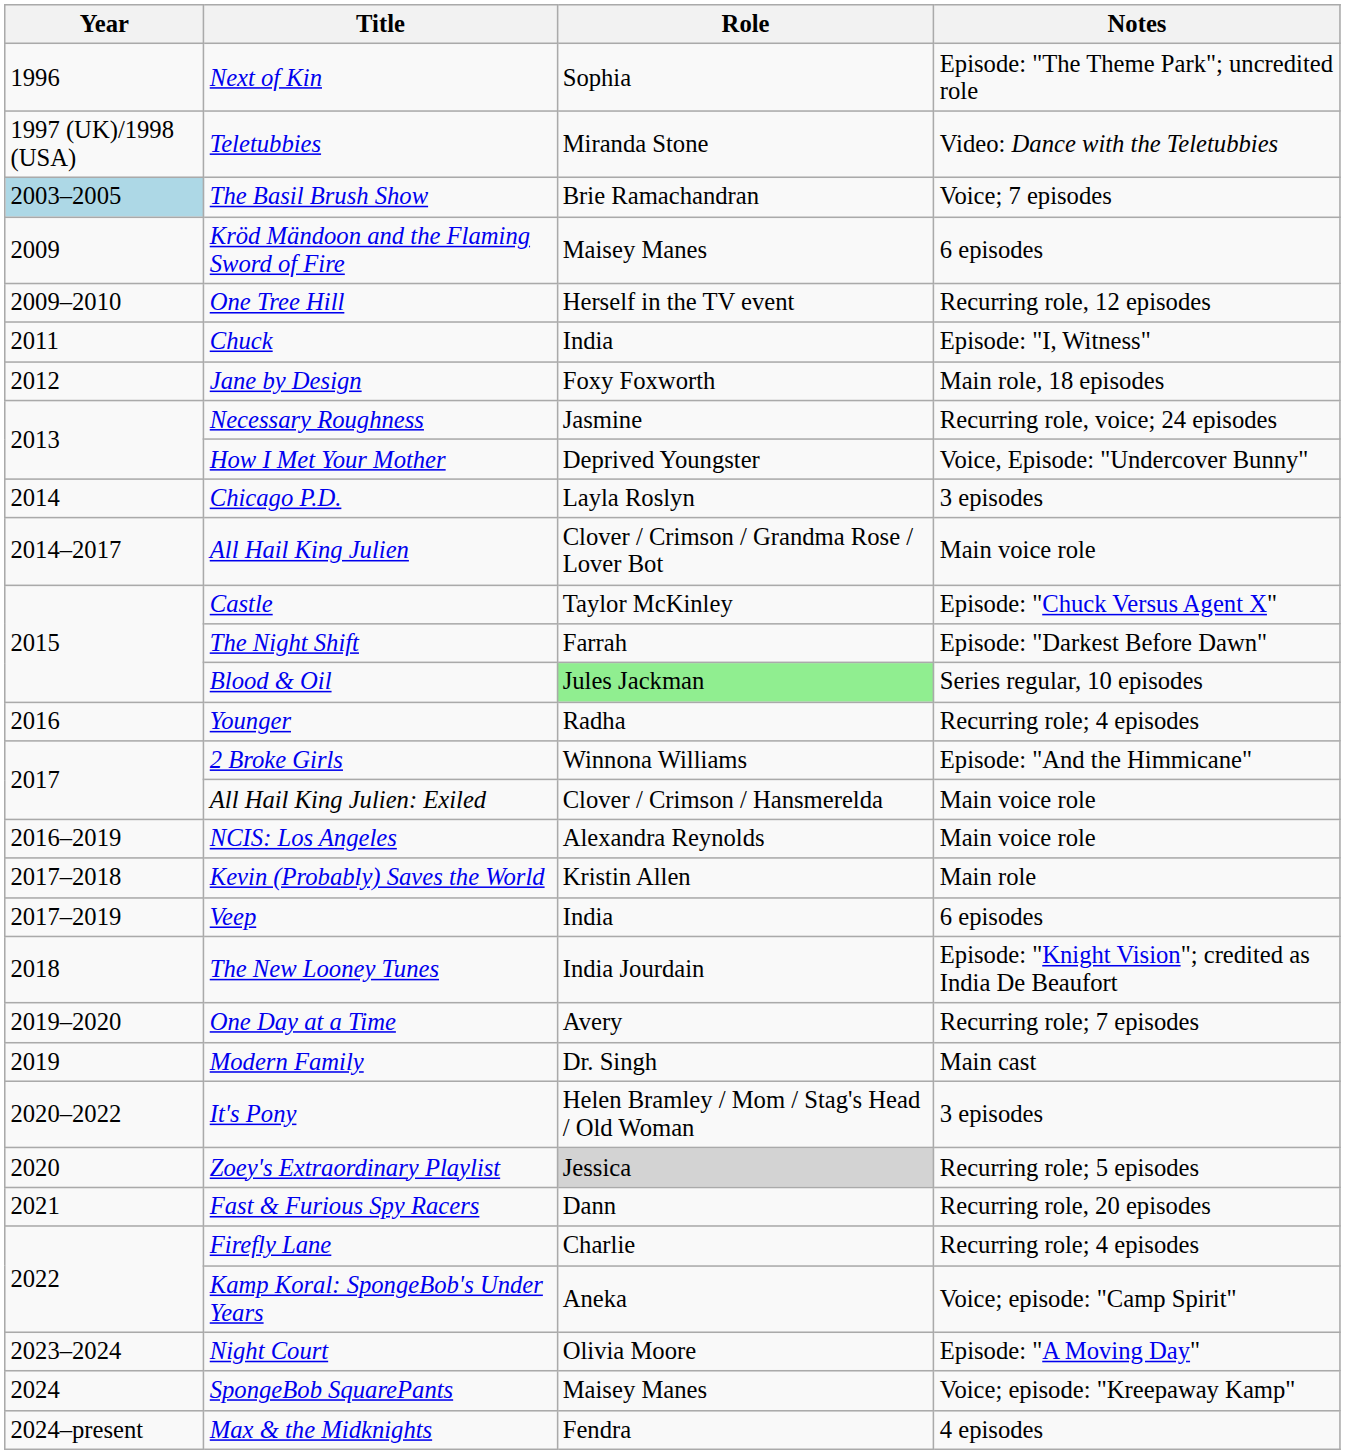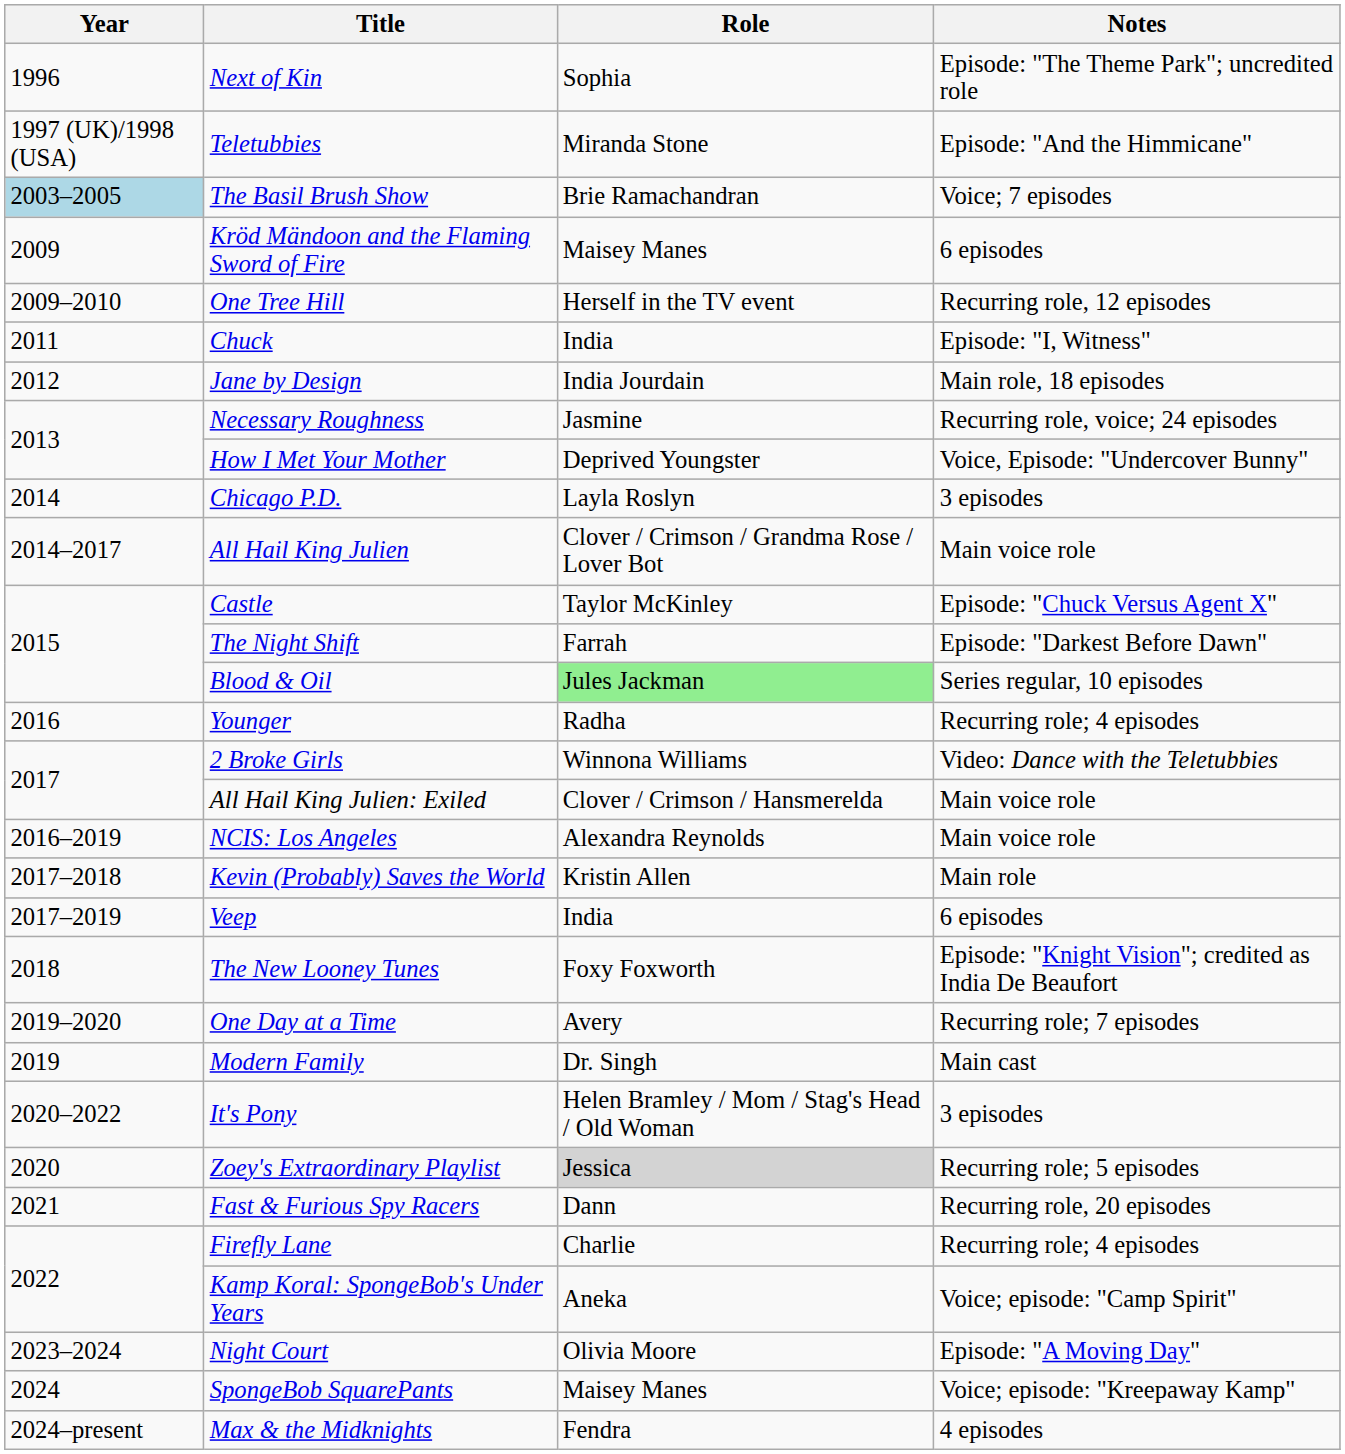(1109, 143) Video: Dance with the Teletubbies -> (1096, 143) Episode: "And the Himmicane"
(639, 380) Foxy Foxworth -> (634, 380) India Jourdain
(1096, 760) Episode: "And the Himmicane" -> (1109, 760) Video: Dance with the Teletubbies
(634, 969) India Jourdain -> (639, 969) Foxy Foxworth
